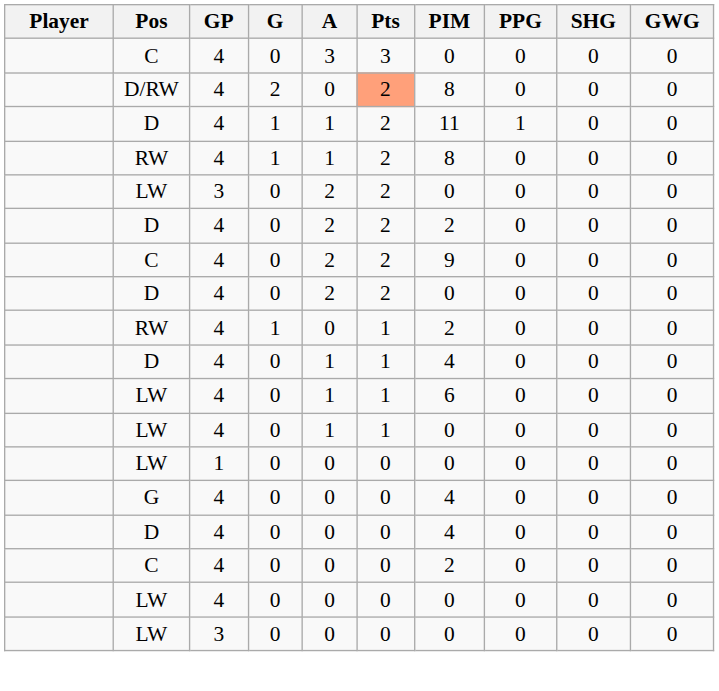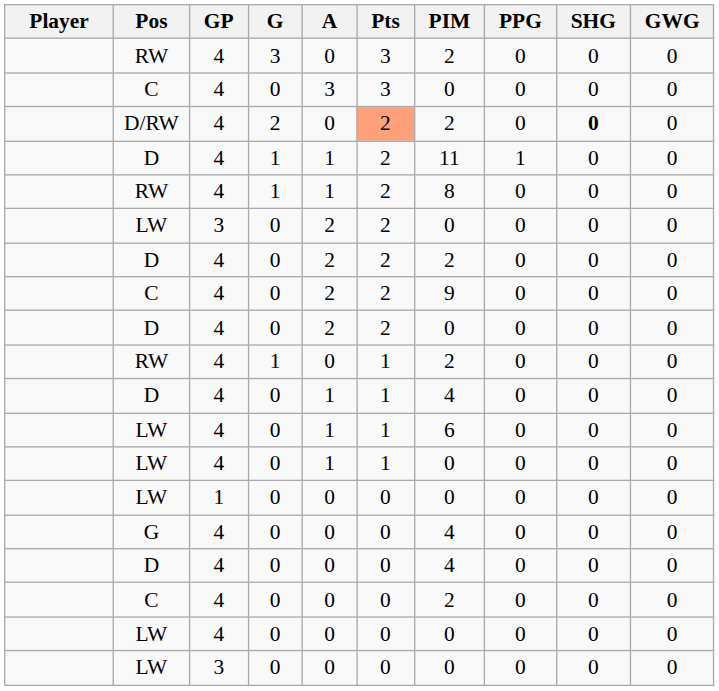+ row: (151, 55)
(449, 89) 8 -> (449, 123) 2
(593, 89) normal -> (593, 123) bold
